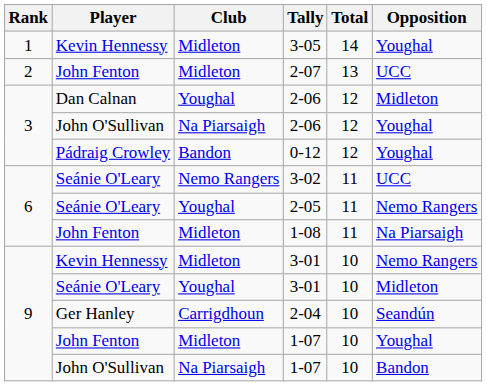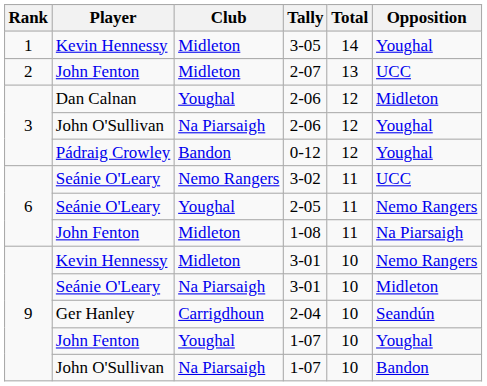(206, 286) Youghal -> (222, 286) Na Piarsaigh
(209, 340) Midleton -> (206, 340) Youghal
